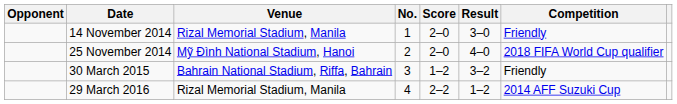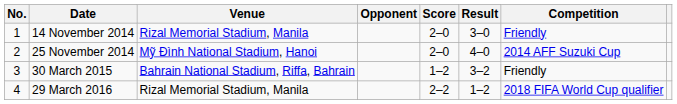columns swapped: (407, 14) <-> (35, 14)
(584, 52) 2018 FIFA World Cup qualifier -> (562, 52) 2014 AFF Suzuki Cup
(562, 90) 2014 AFF Suzuki Cup -> (584, 90) 2018 FIFA World Cup qualifier
